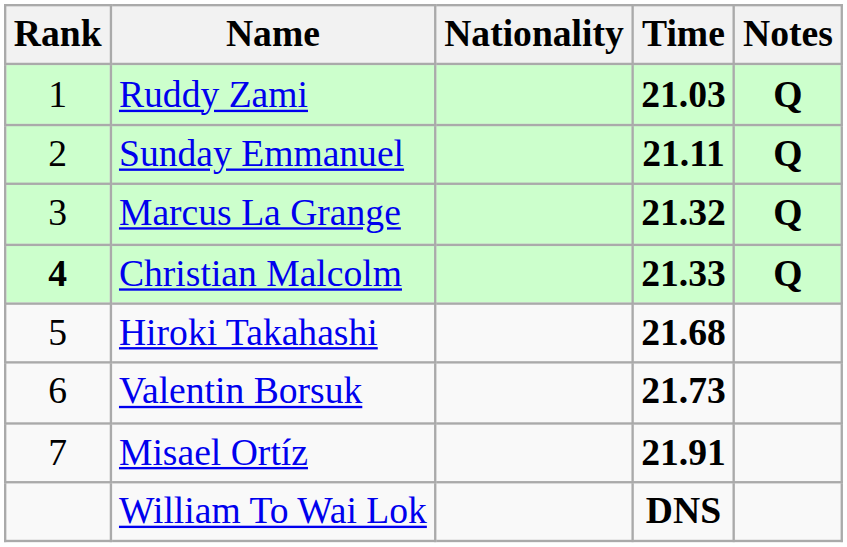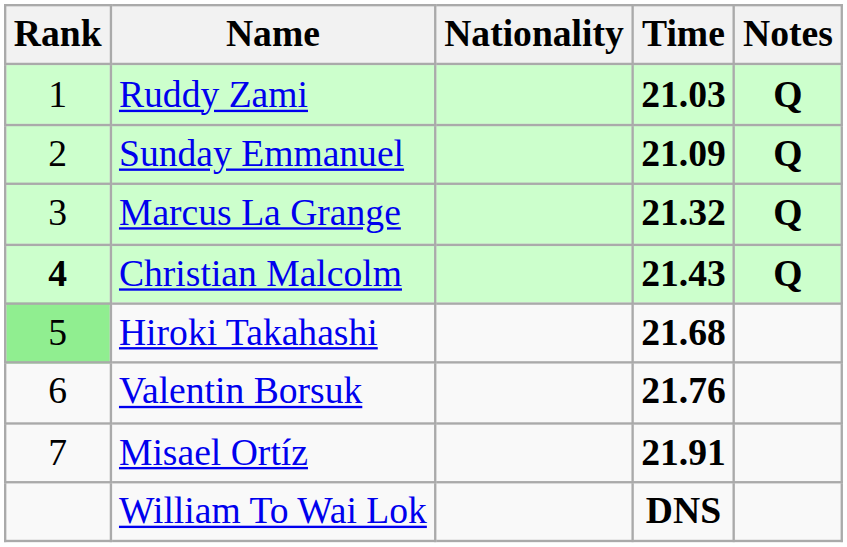(683, 153) 21.11 -> (683, 153) 21.09
(683, 272) 21.33 -> (683, 272) 21.43
(58, 332) no background -> (58, 332) lightgreen background
(683, 392) 21.73 -> (683, 392) 21.76
